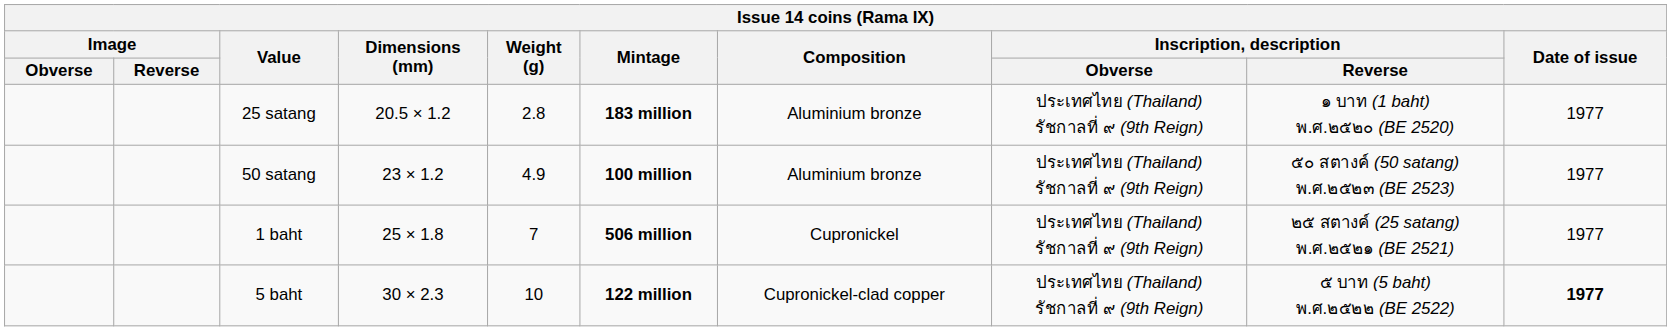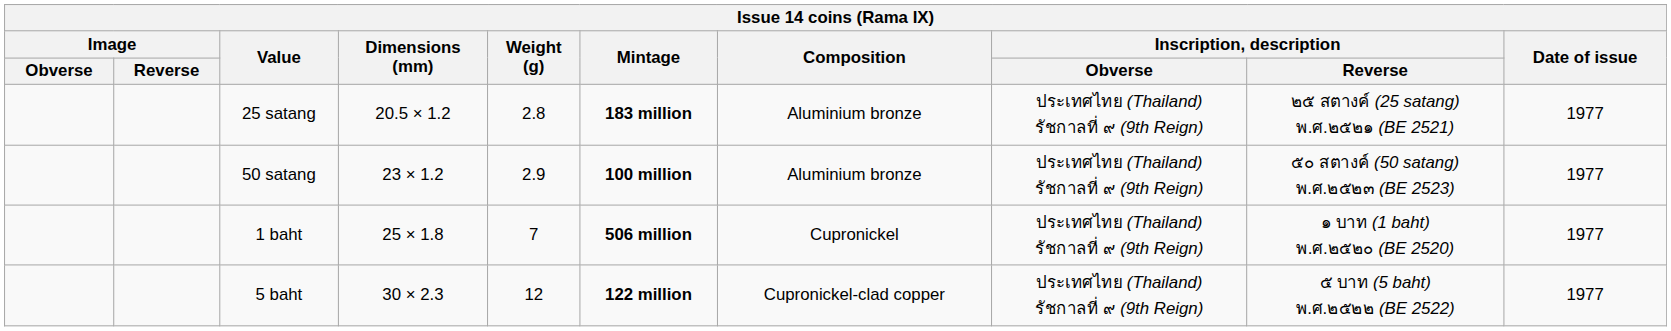(1375, 115) ๑ บาท (1 baht) พ.ศ.๒๕๒๐ (BE 2520) -> (1375, 115) ๒๕ สตางค์ (25 satang) พ.ศ.๒๕๒๑ (BE 2521)
(534, 174) 4.9 -> (534, 174) 2.9
(1375, 235) ๒๕ สตางค์ (25 satang) พ.ศ.๒๕๒๑ (BE 2521) -> (1375, 235) ๑ บาท (1 baht) พ.ศ.๒๕๒๐ (BE 2520)
(534, 295) 10 -> (534, 295) 12
(1585, 295) bold -> (1585, 295) normal
